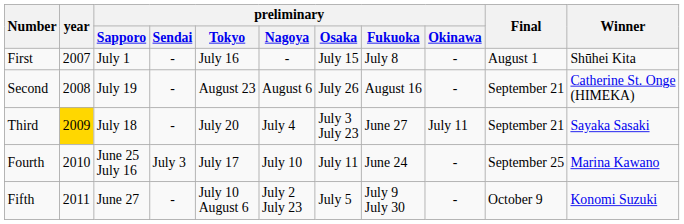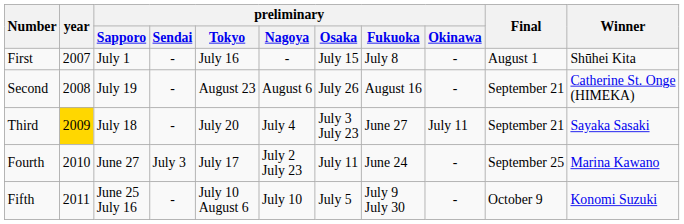(118, 163) June 25 July 16 -> (118, 163) June 27
(282, 163) July 10 -> (282, 163) July 2 July 23
(118, 200) June 27 -> (118, 200) June 25 July 16
(282, 200) July 2 July 23 -> (282, 200) July 10
